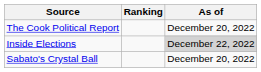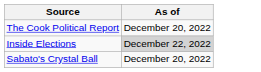- column: (143, 12)
